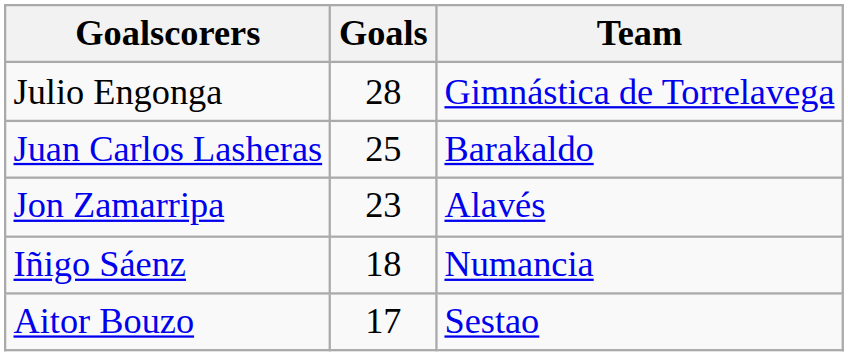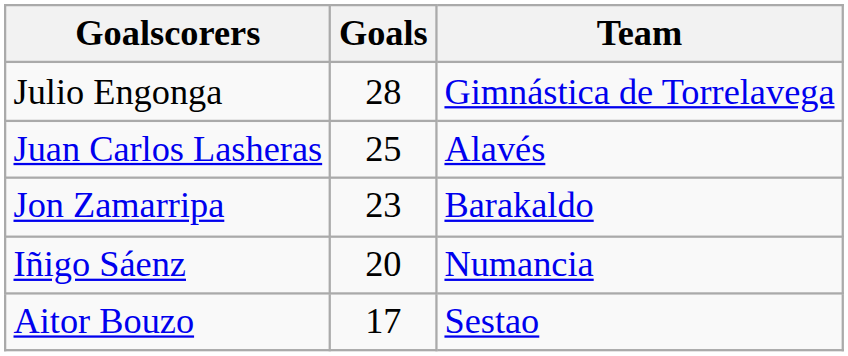(519, 148) Barakaldo -> (495, 148) Alavés
(495, 206) Alavés -> (519, 206) Barakaldo
(383, 263) 18 -> (383, 263) 20
